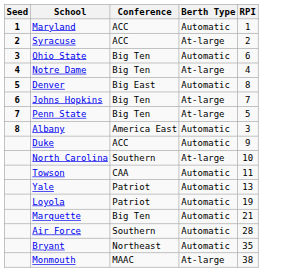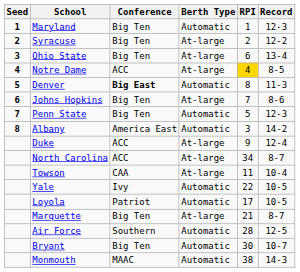+ column: (276, 12)
(120, 26) ACC -> (131, 26) Big Ten
(120, 41) ACC -> (131, 41) Big Ten
(206, 56) Automatic -> (203, 56) At-large
(131, 70) Big Ten -> (120, 70) ACC
(248, 70) no background -> (248, 70) gold background
(134, 85) normal -> (134, 85) bold
(203, 114) At-large -> (206, 114) Automatic
(206, 143) Automatic -> (203, 143) At-large
(134, 158) Southern -> (120, 158) ACC
(248, 158) 10 -> (248, 158) 34
(206, 172) Automatic -> (203, 172) At-large
(131, 187) Patriot -> (120, 187) Ivy
(248, 187) 13 -> (248, 187) 22
(248, 202) 19 -> (248, 202) 17
(206, 216) Automatic -> (203, 216) At-large
(137, 246) Northeast -> (131, 246) Big Ten
(248, 246) 35 -> (248, 246) 30
(203, 260) At-large -> (206, 260) Automatic
